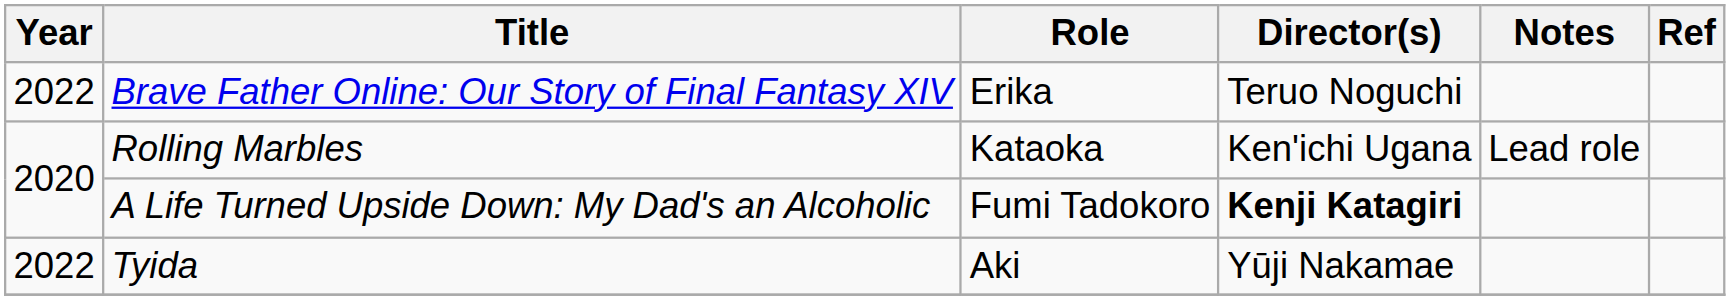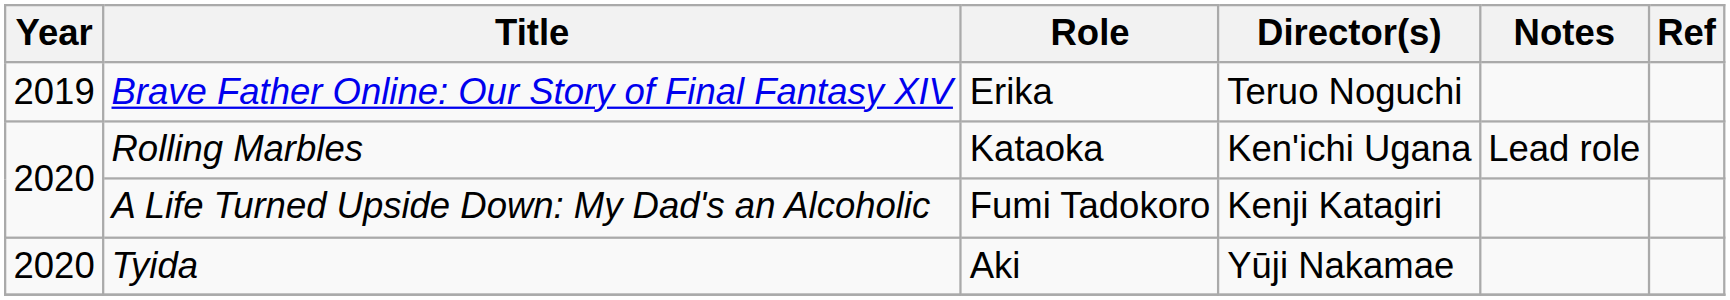(54, 91) 2022 -> (54, 91) 2019
(1345, 206) bold -> (1335, 206) normal
(54, 264) 2022 -> (54, 264) 2020
